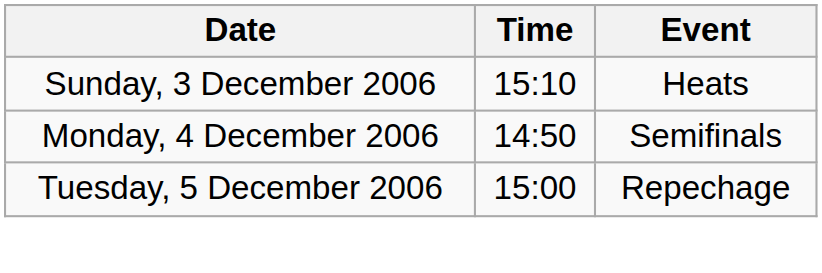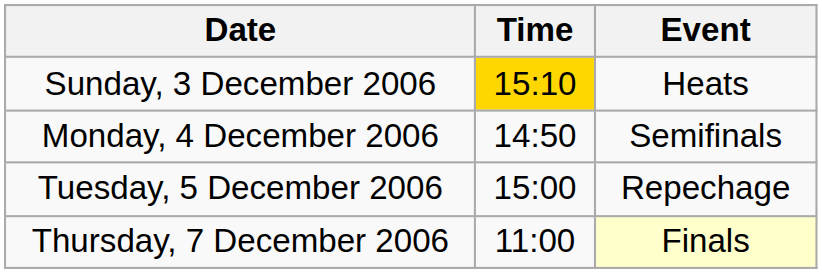(535, 83) no background -> (535, 83) gold background
+ row: (240, 240)
